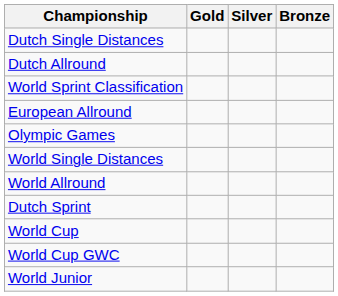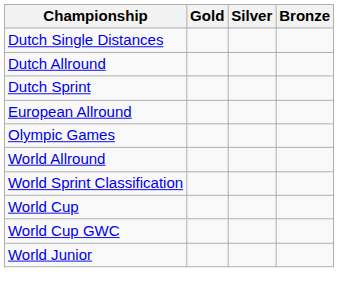rows swapped: (49, 207) <-> (96, 87)
- row: (86, 159)
